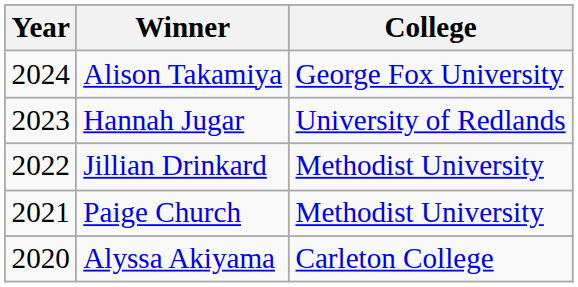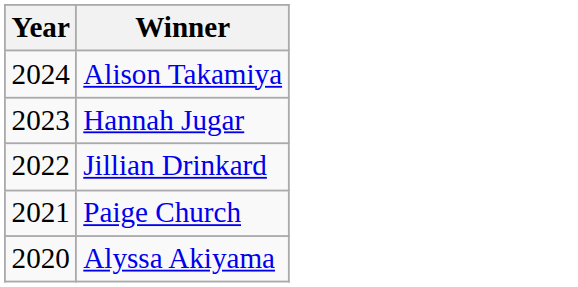- column: (431, 27)
